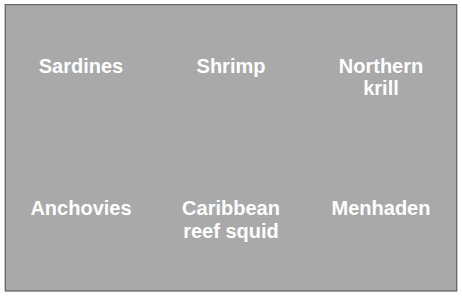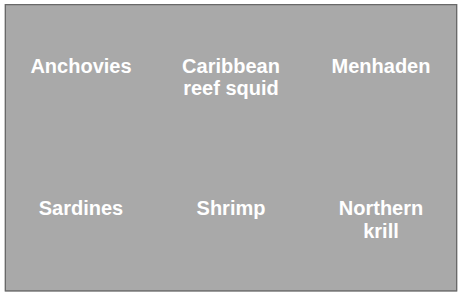rows swapped: (81, 208) <-> (81, 66)
